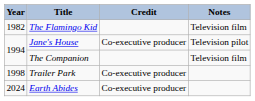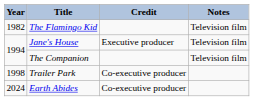(144, 42) Co-executive producer -> (138, 42) Executive producer
(219, 42) Television pilot -> (219, 42) Television film
